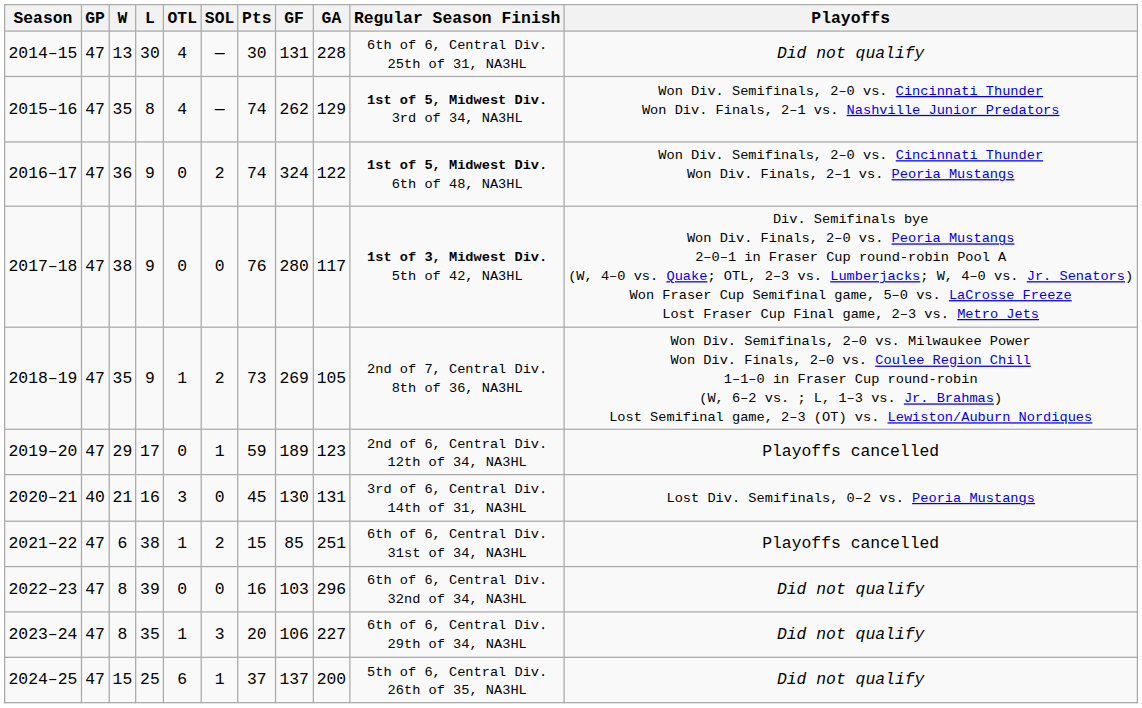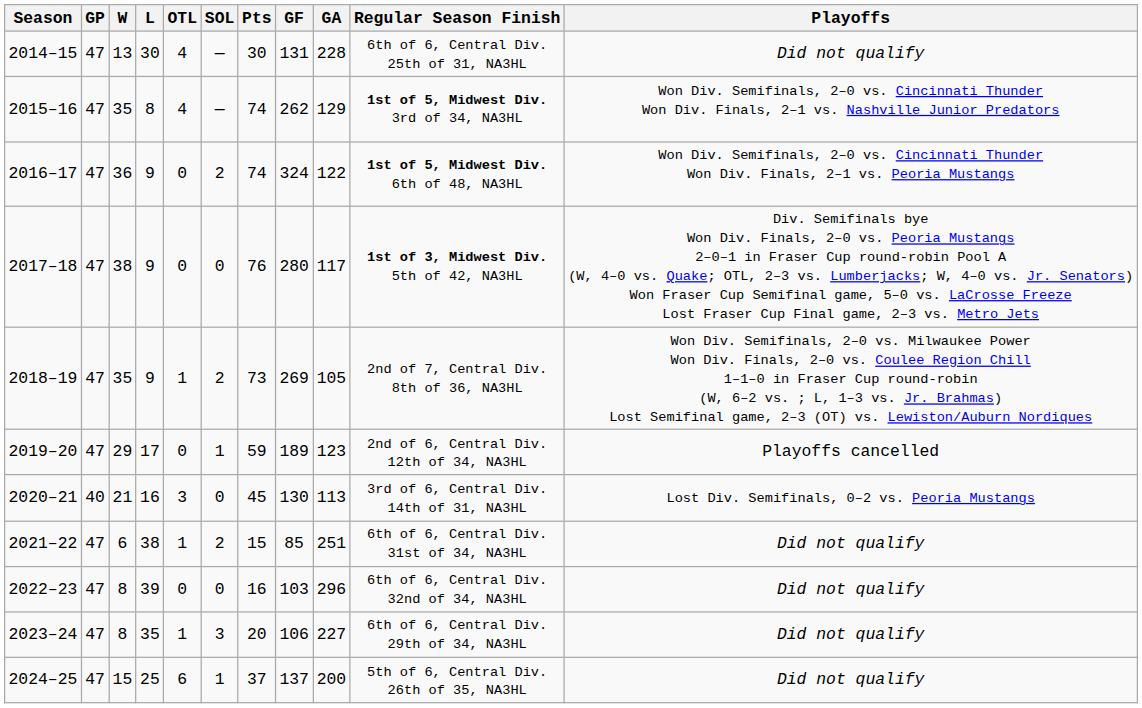(331, 498) 131 -> (331, 498) 113
(851, 543) Playoffs cancelled -> (851, 543) Did not qualify
